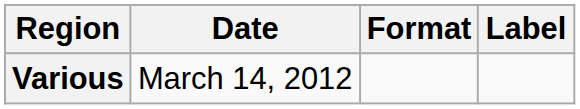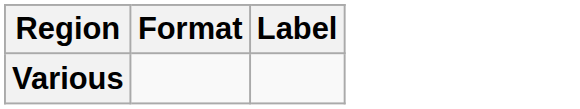- column: (245, 28)
